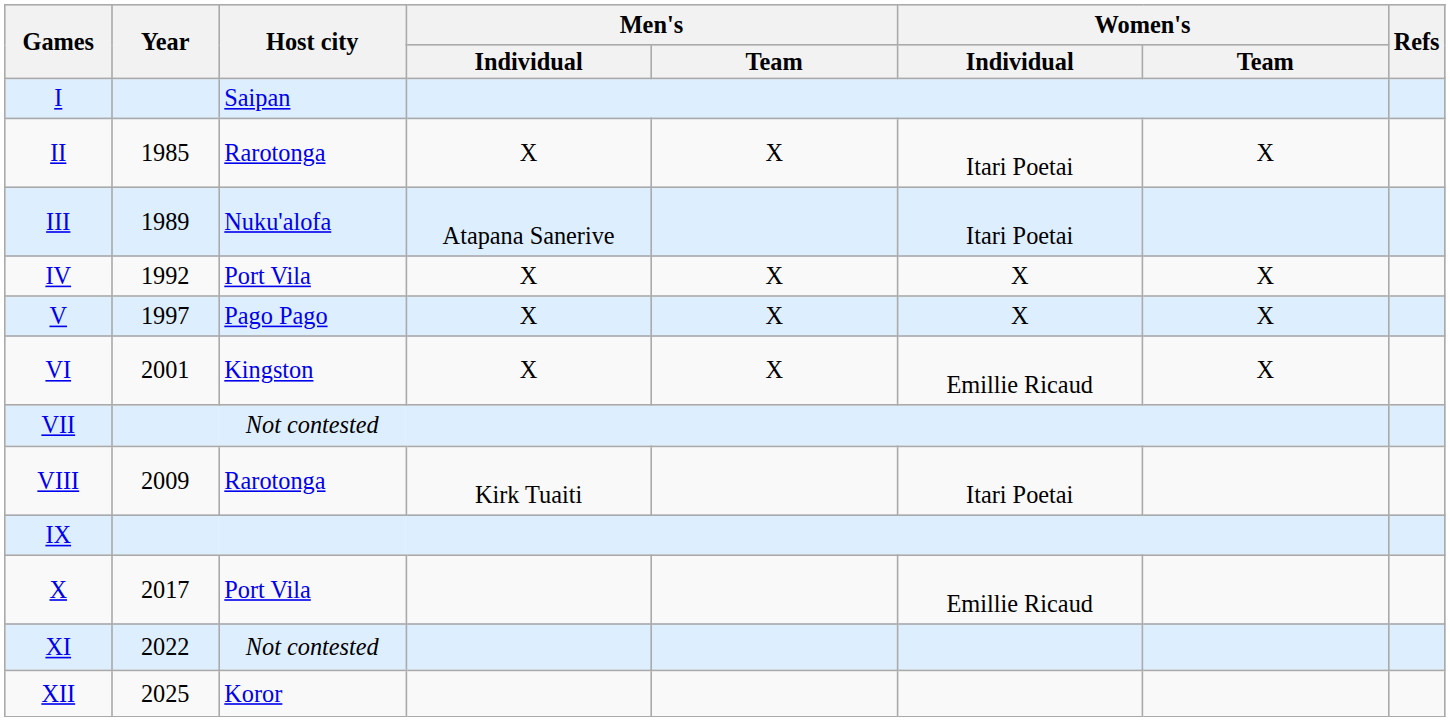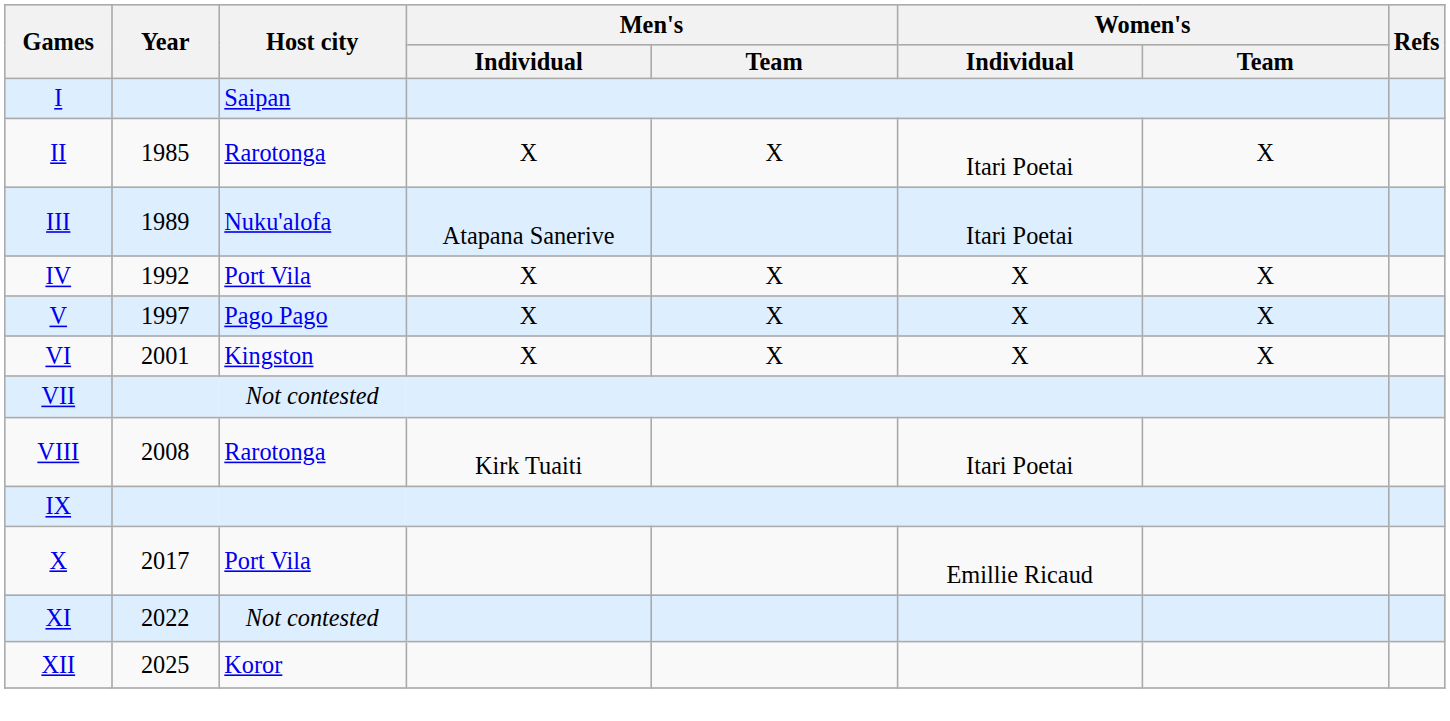(1020, 385) Emillie Ricaud -> (1020, 356) X
(165, 479) 2009 -> (165, 451) 2008
